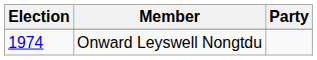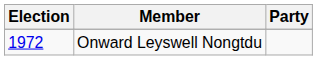(26, 42) 1974 -> (26, 42) 1972
